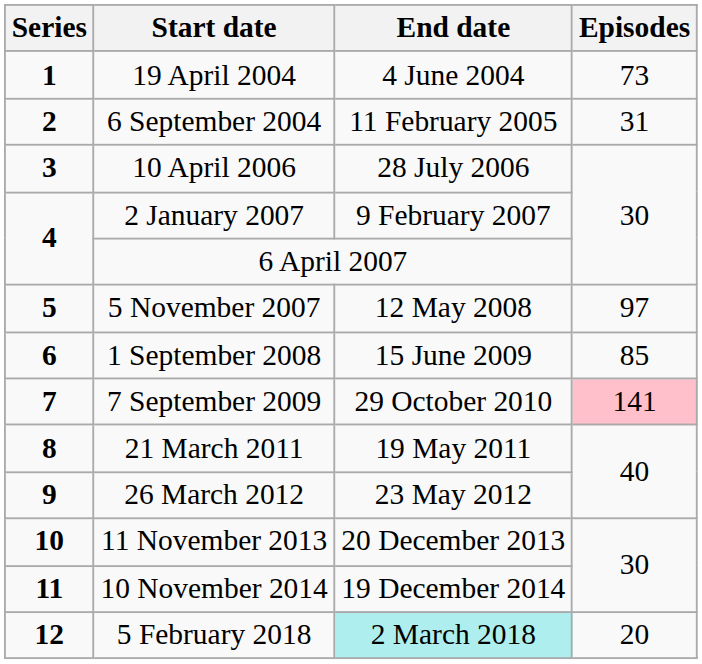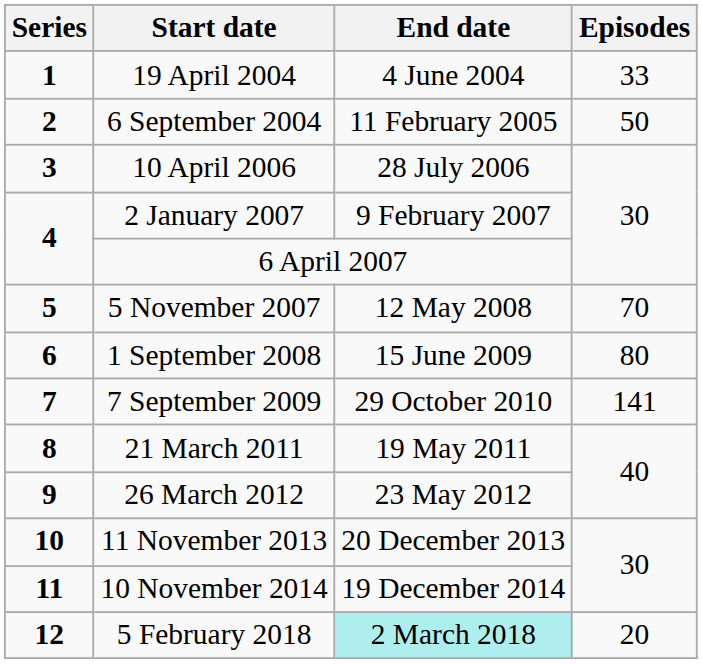(635, 74) 73 -> (635, 74) 33
(635, 121) 31 -> (635, 121) 50
(635, 307) 97 -> (635, 307) 70
(635, 354) 85 -> (635, 354) 80
(635, 401) pink background -> (635, 401) no background
